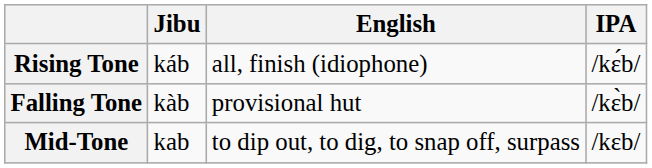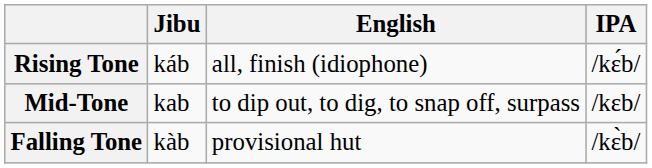rows swapped: (76, 142) <-> (76, 102)
